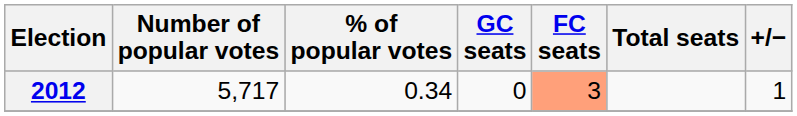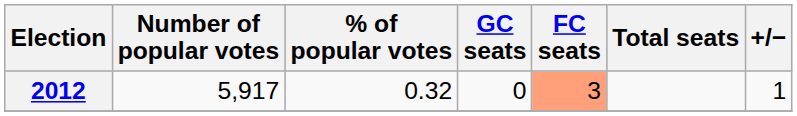(248, 90) 5,717 -> (248, 90) 5,917
(428, 90) 0.34 -> (428, 90) 0.32
